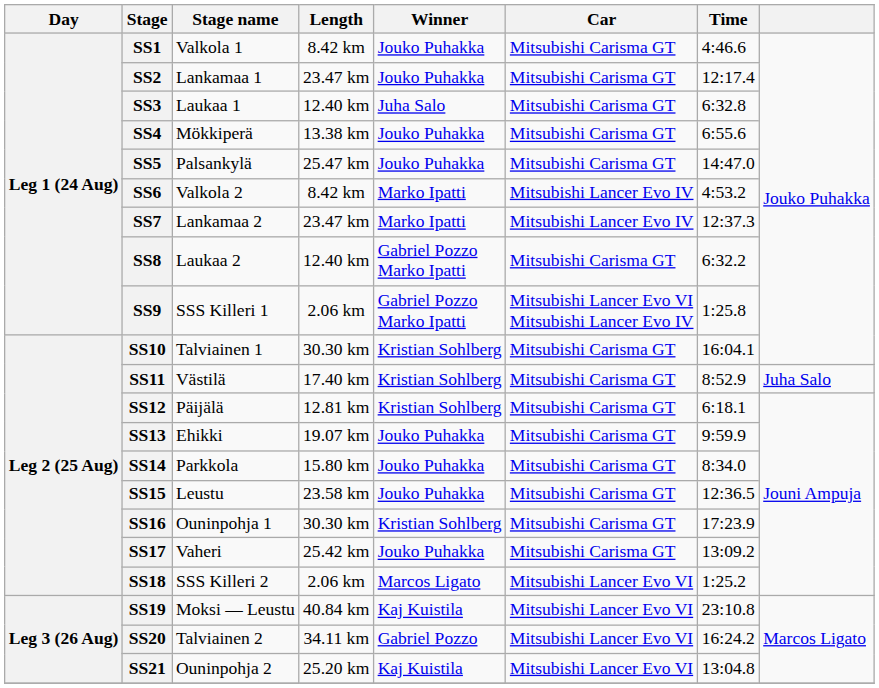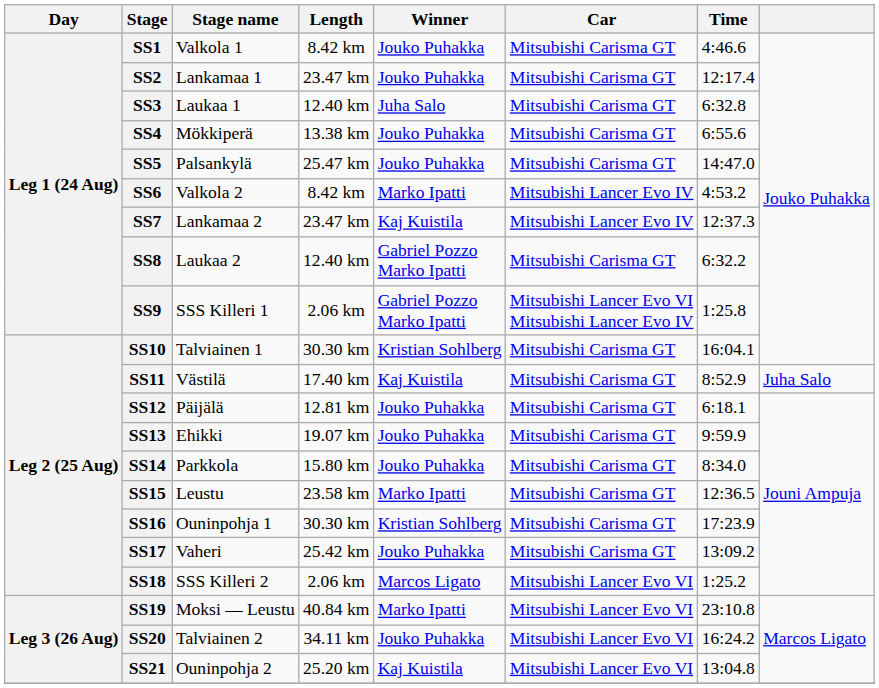(422, 221) Marko Ipatti -> (420, 221) Kaj Kuistila
(440, 378) Kristian Sohlberg -> (420, 378) Kaj Kuistila
(440, 407) Kristian Sohlberg -> (431, 407) Jouko Puhakka
(431, 494) Jouko Puhakka -> (422, 494) Marko Ipatti
(420, 609) Kaj Kuistila -> (422, 609) Marko Ipatti
(428, 638) Gabriel Pozzo -> (431, 638) Jouko Puhakka
